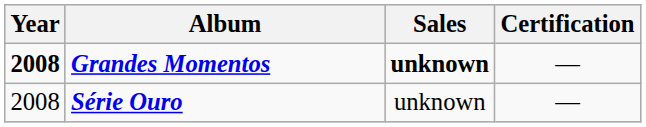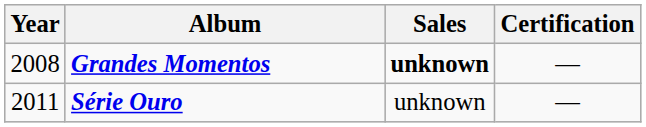(35, 63) bold -> (35, 63) normal
(35, 102) 2008 -> (35, 102) 2011
